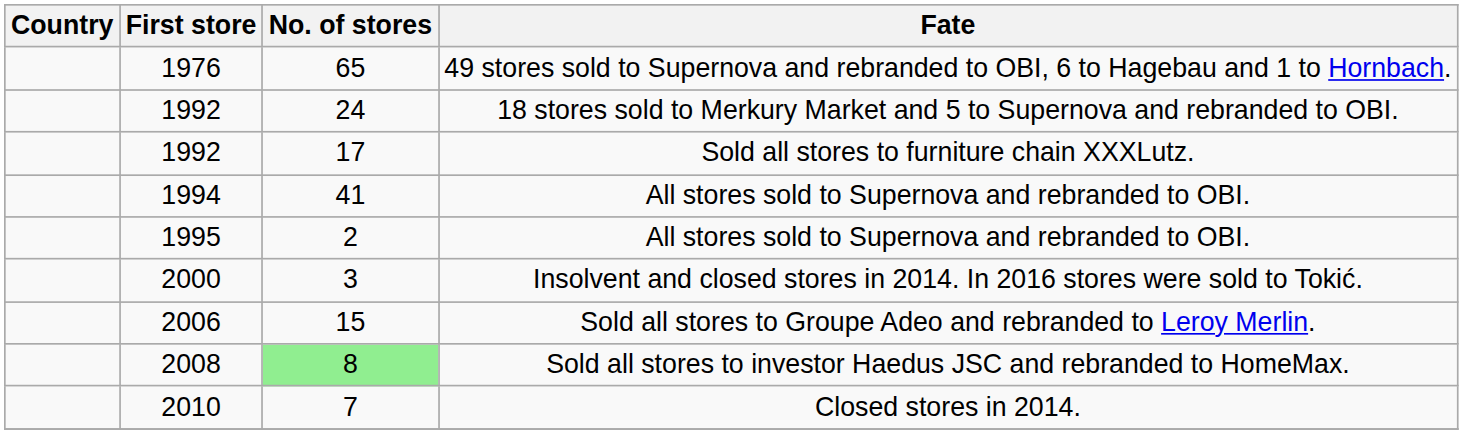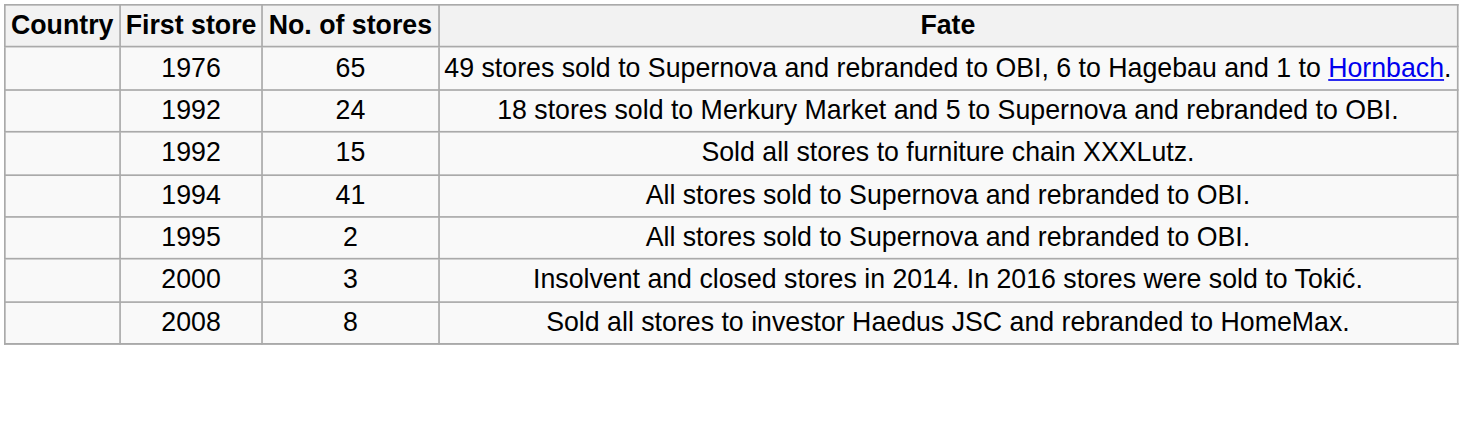(350, 152) 17 -> (350, 152) 15
- row: (191, 322)
(350, 364) lightgreen background -> (350, 322) no background
- row: (191, 407)
